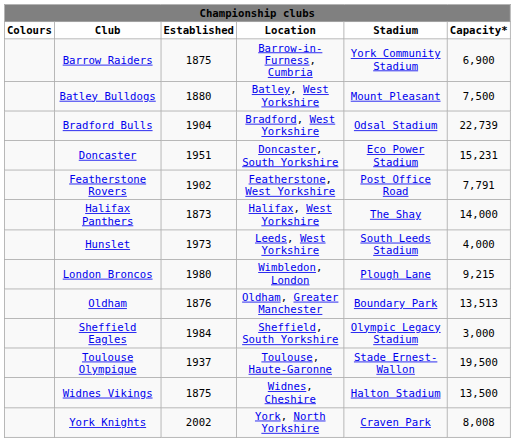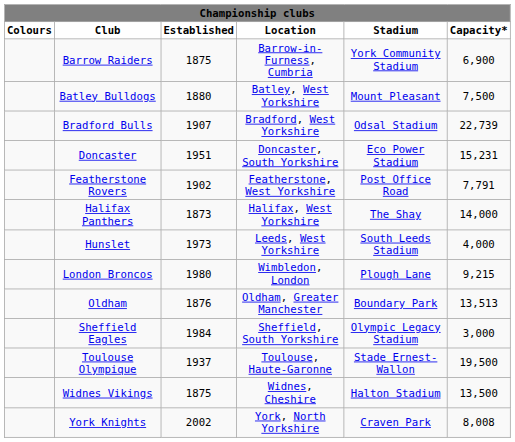(199, 126) 1904 -> (199, 126) 1907
